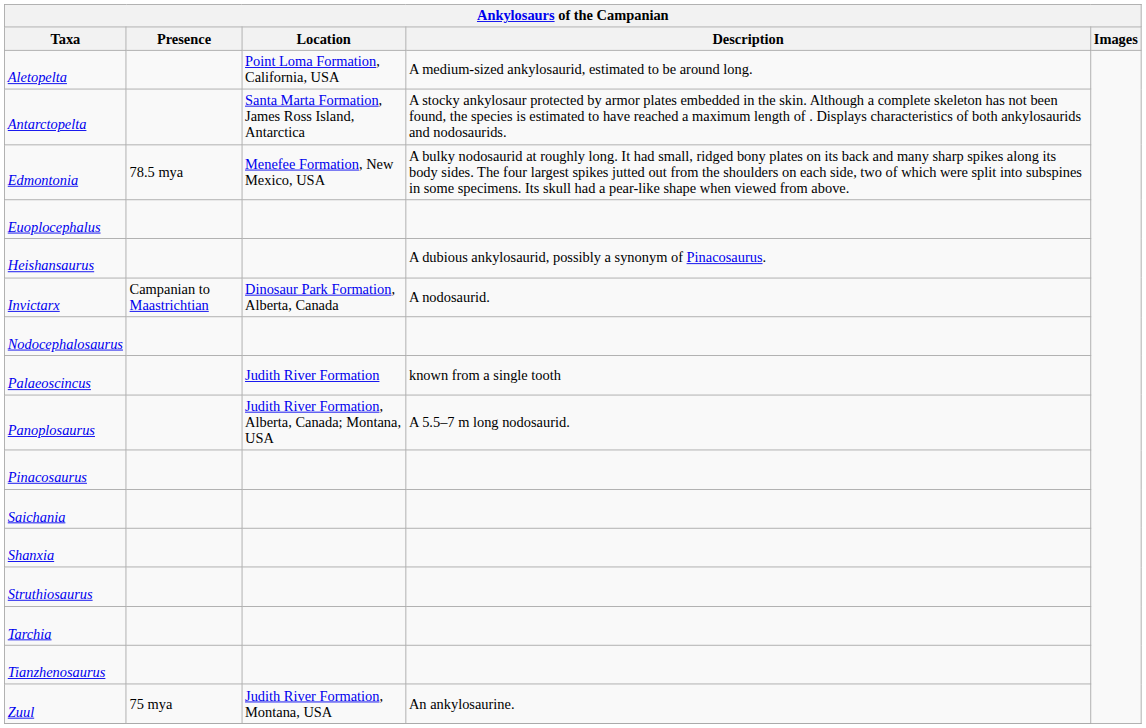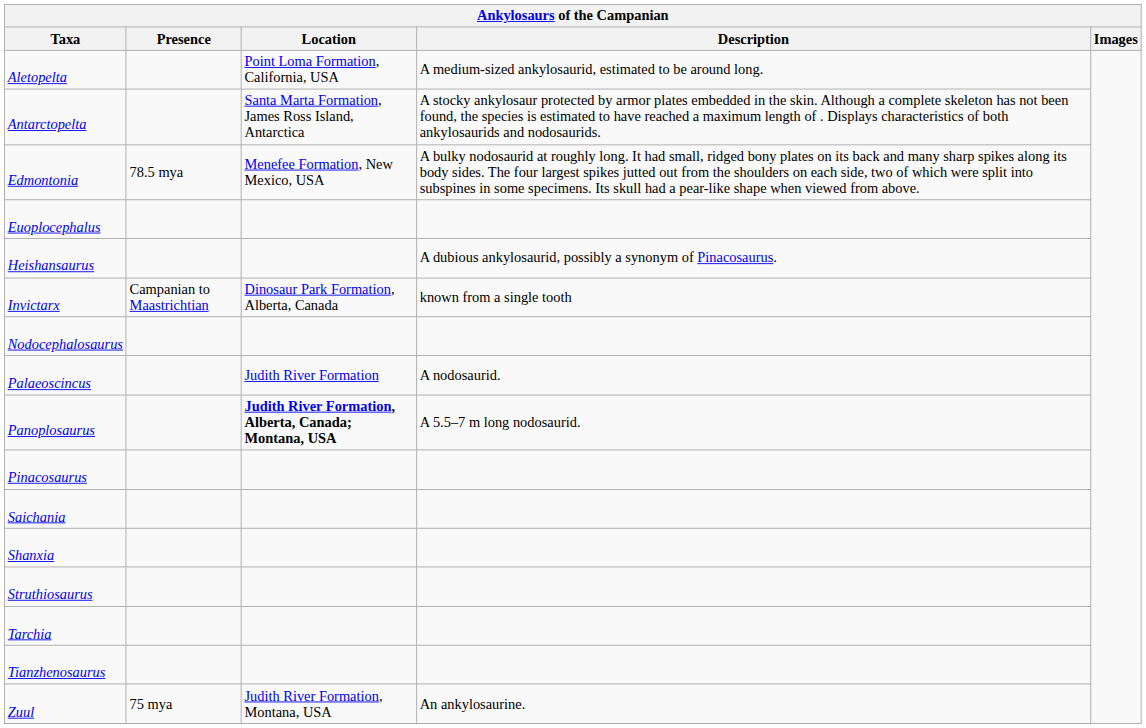(449, 297) A nodosaurid. -> (496, 297) known from a single tooth
(485, 375) known from a single tooth -> (460, 375) A nodosaurid.
(323, 422) normal -> (320, 422) bold
